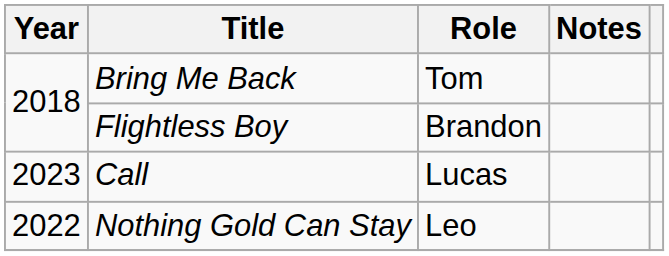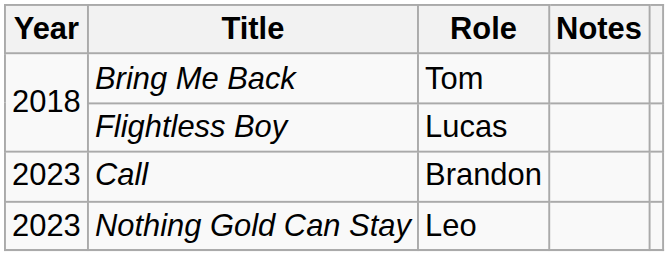(483, 126) Brandon -> (466, 126) Lucas
(466, 175) Lucas -> (483, 175) Brandon
(46, 224) 2022 -> (46, 224) 2023
